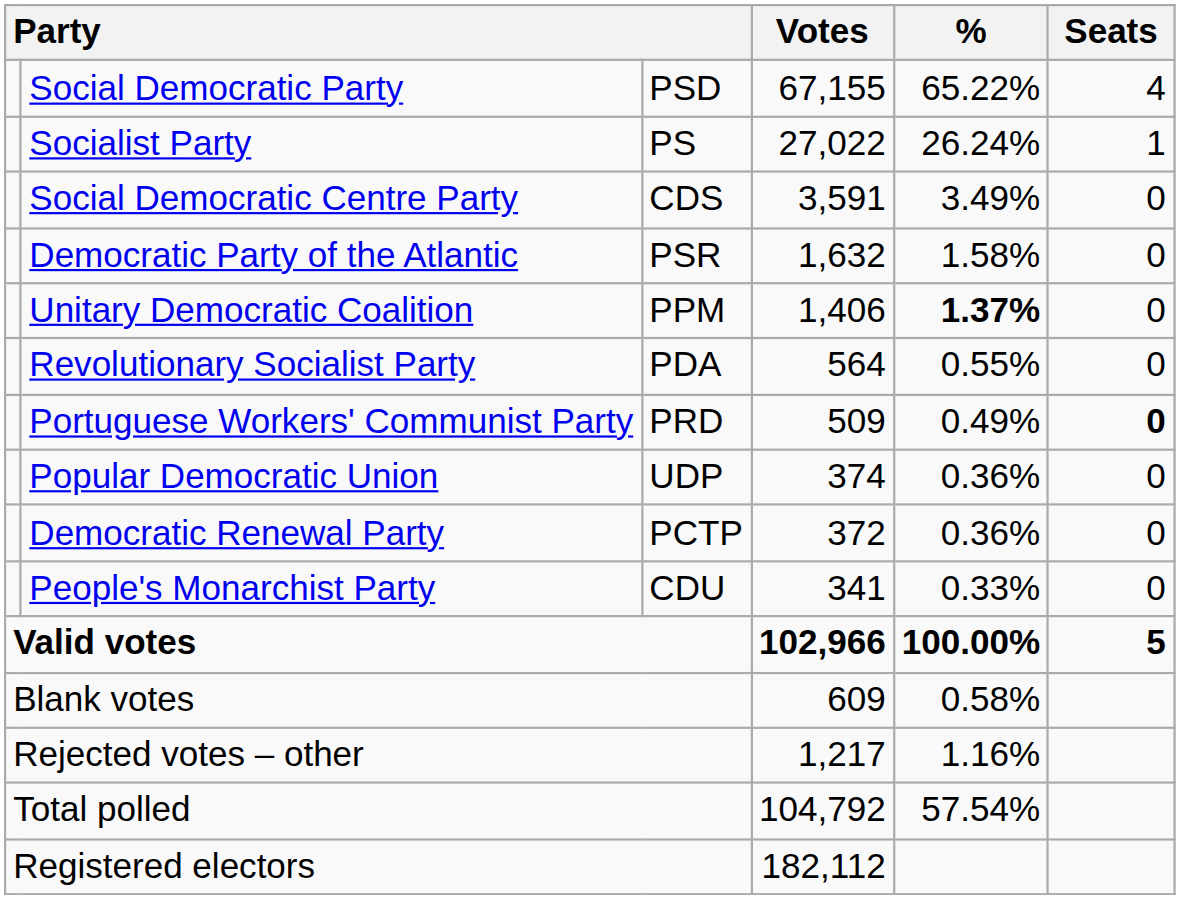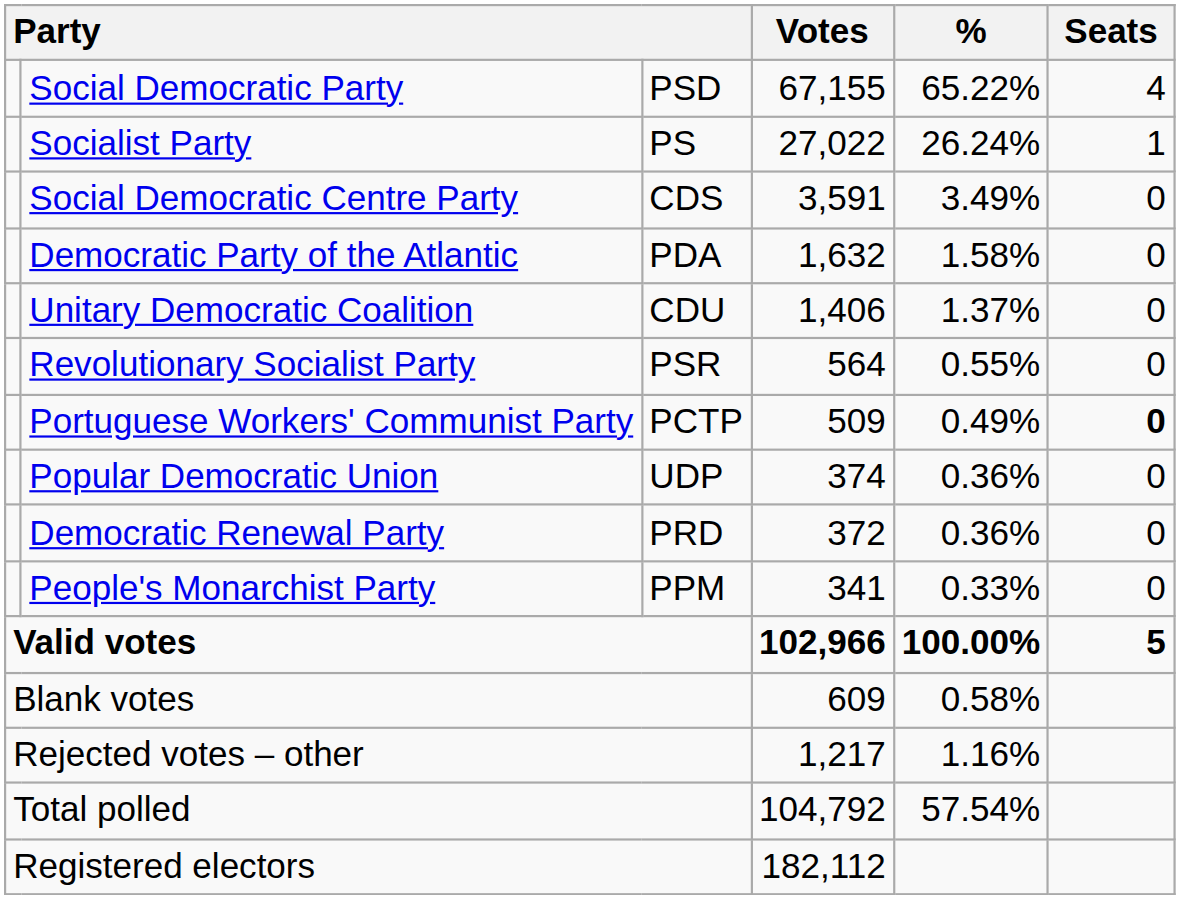(685, 254) PSR -> (685, 254) PDA
(687, 310) PPM -> (687, 310) CDU
(990, 310) bold -> (990, 310) normal
(685, 365) PDA -> (685, 365) PSR
(686, 421) PRD -> (696, 421) PCTP
(696, 532) PCTP -> (686, 532) PRD
(687, 587) CDU -> (687, 587) PPM
